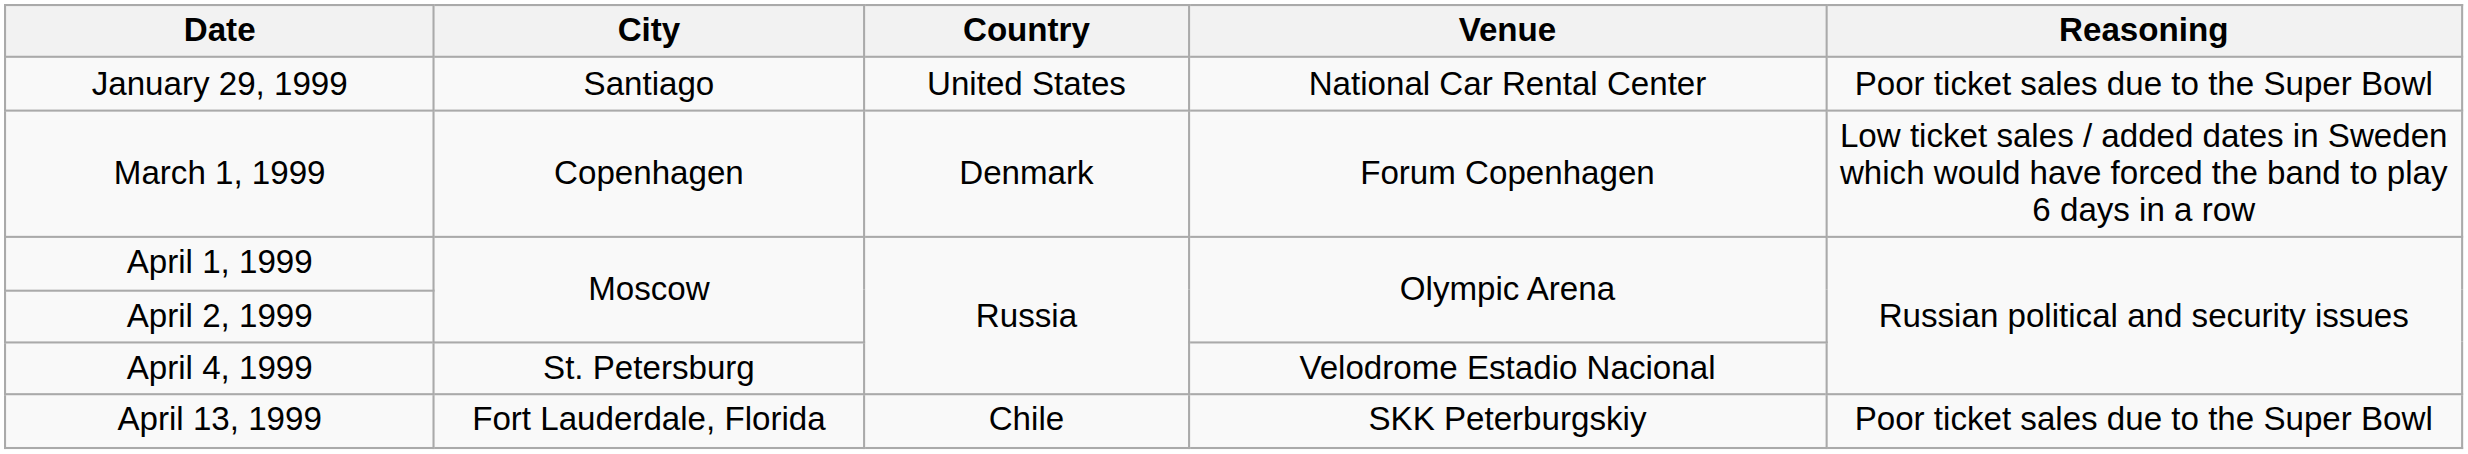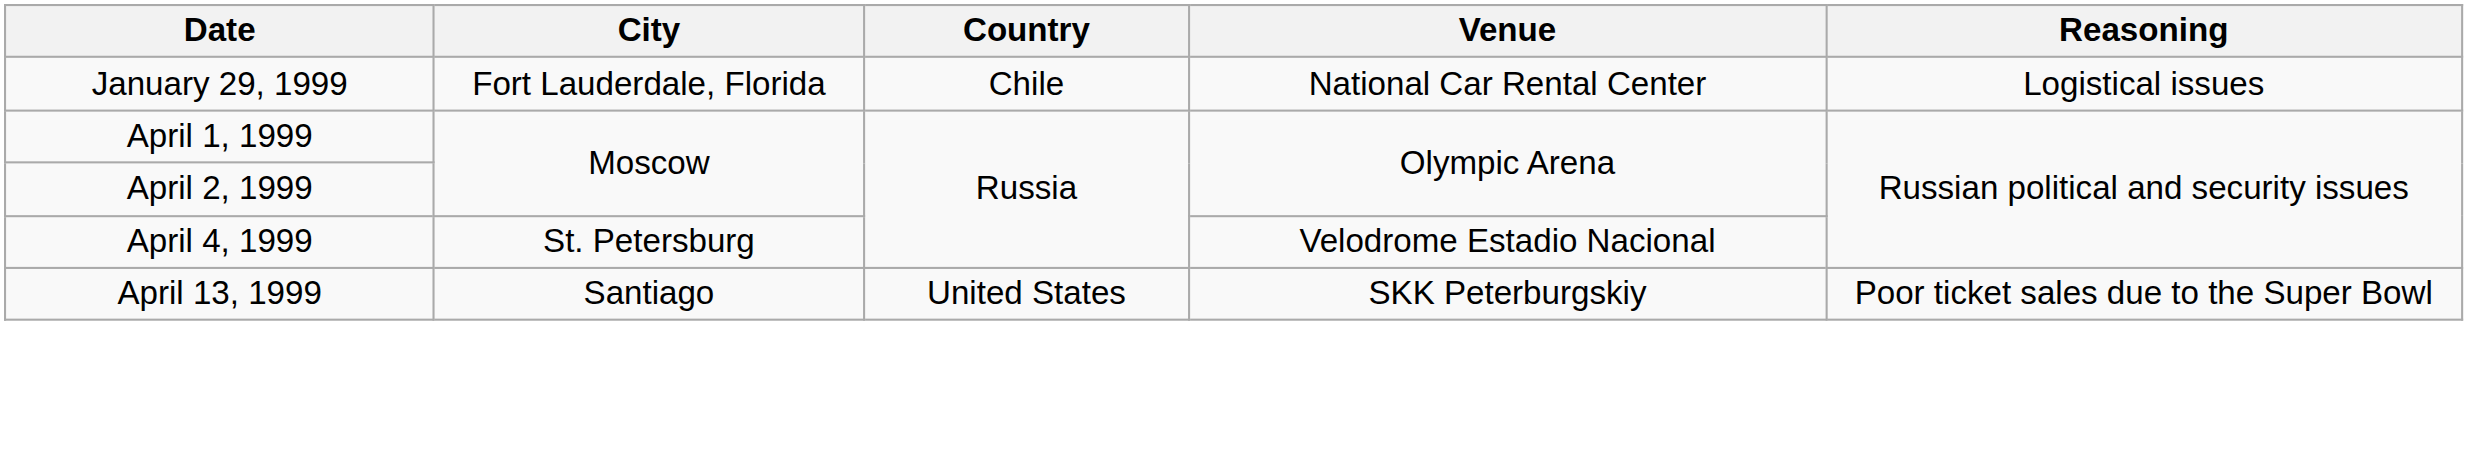(649, 83) Santiago -> (649, 83) Fort Lauderdale, Florida
(1026, 83) United States -> (1026, 83) Chile
(2144, 83) Poor ticket sales due to the Super Bowl -> (2144, 83) Logistical issues
- row: (220, 173)
(649, 420) Fort Lauderdale, Florida -> (649, 293) Santiago
(1026, 420) Chile -> (1026, 293) United States
